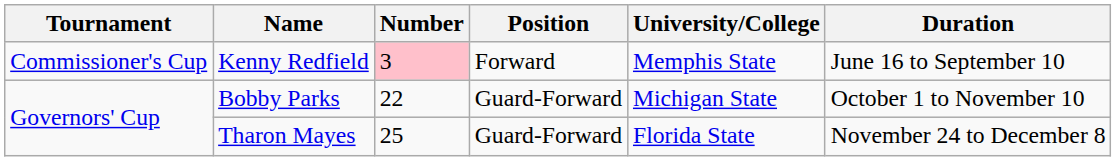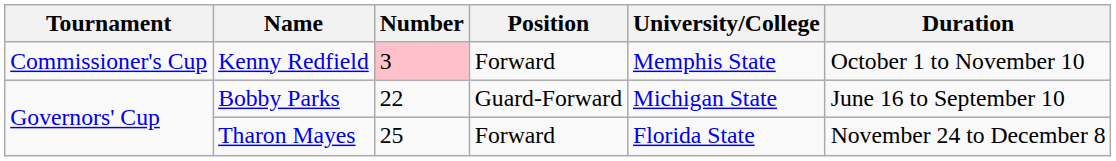(948, 60) June 16 to September 10 -> (958, 60) October 1 to November 10
(958, 98) October 1 to November 10 -> (948, 98) June 16 to September 10
(548, 135) Guard-Forward -> (515, 135) Forward
